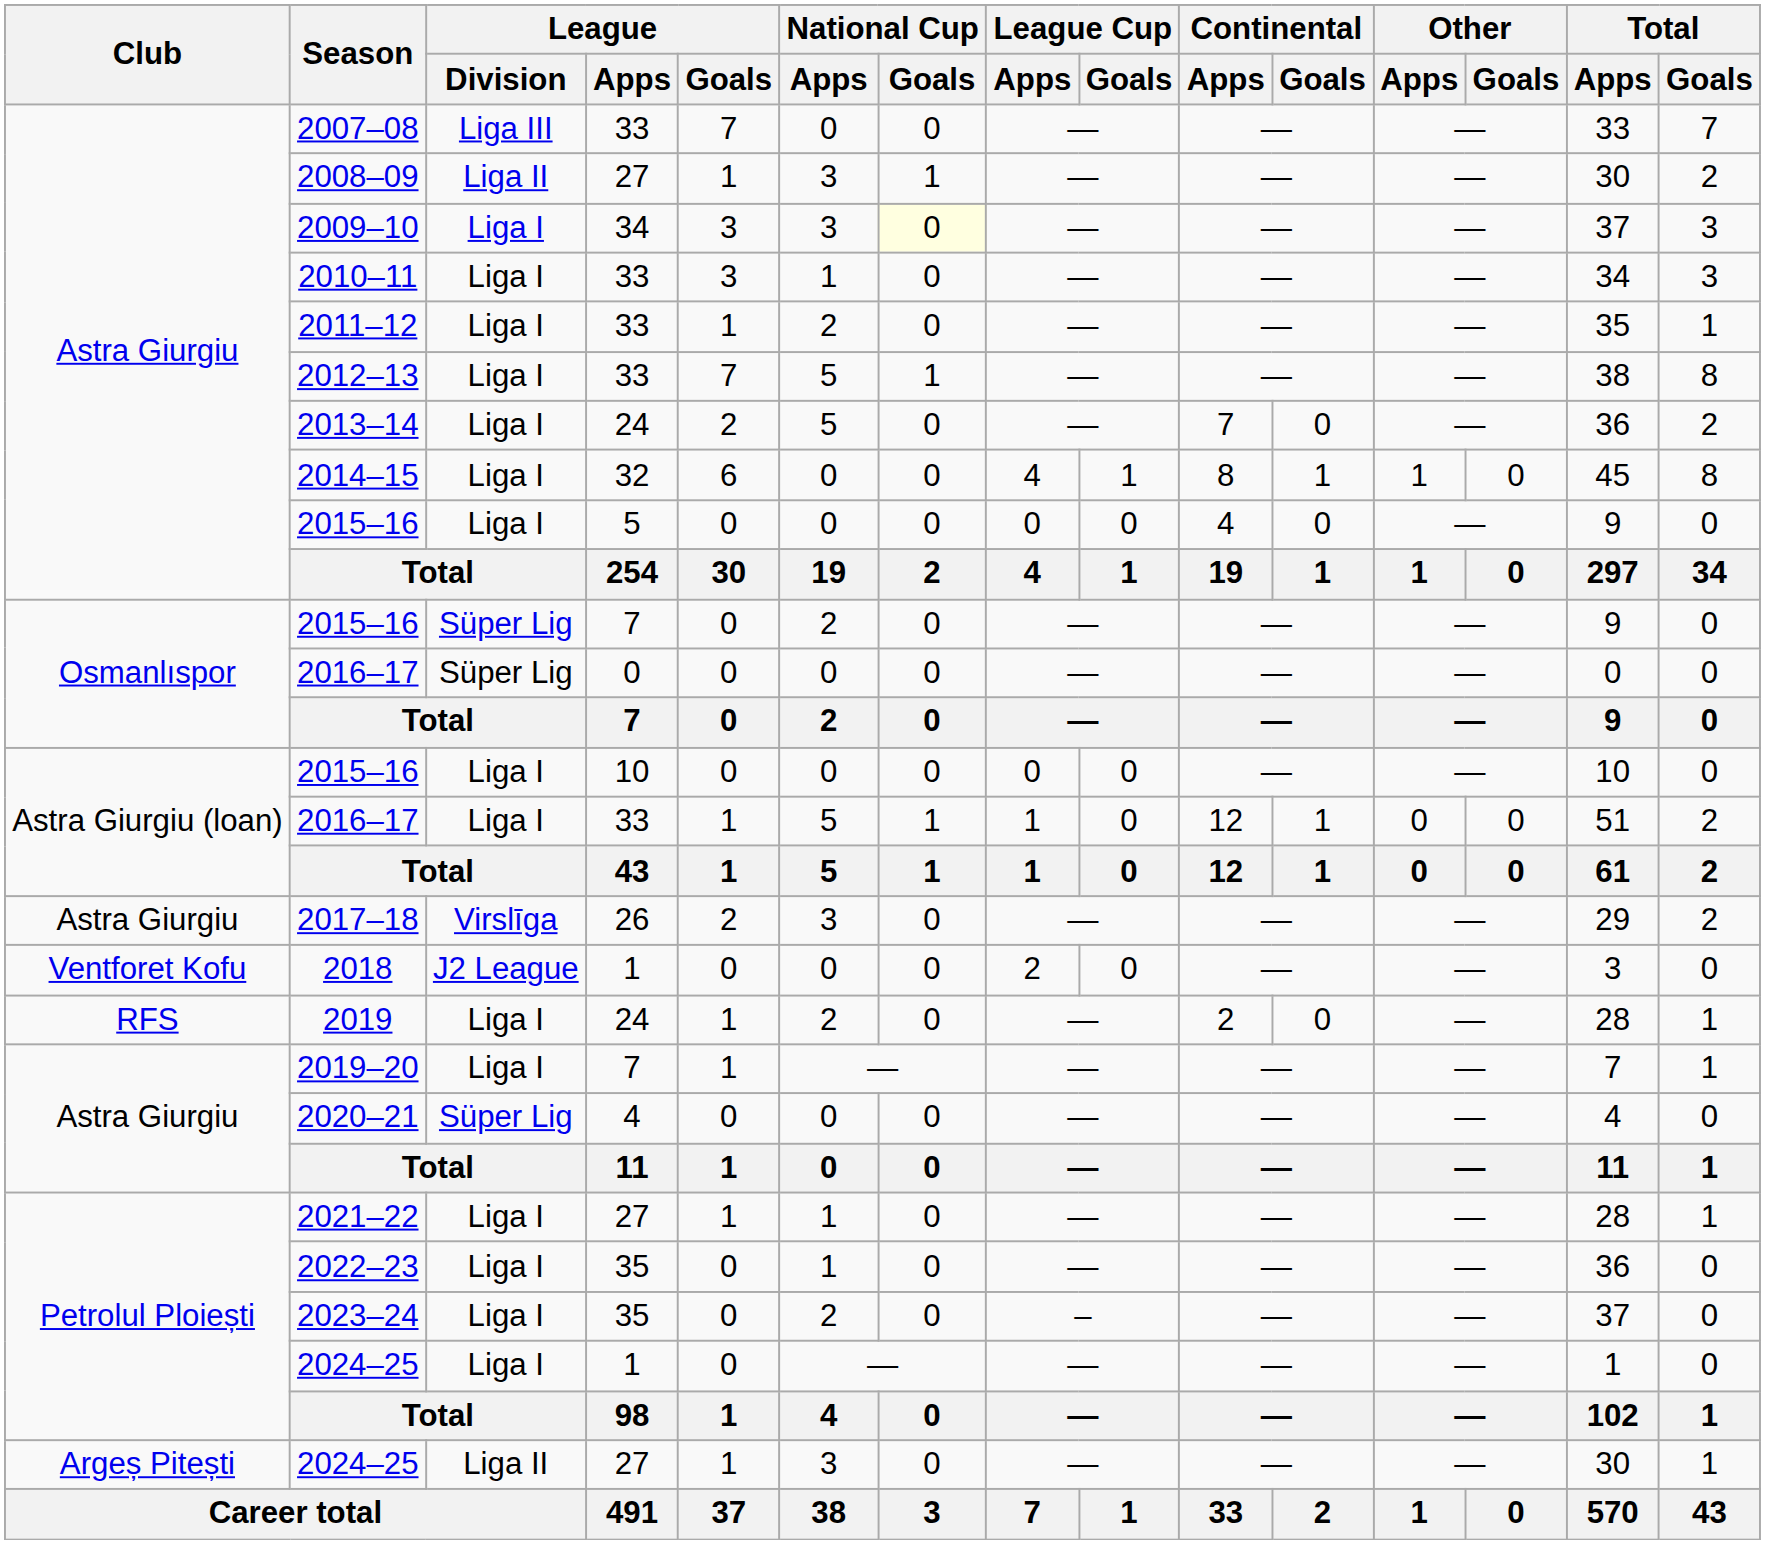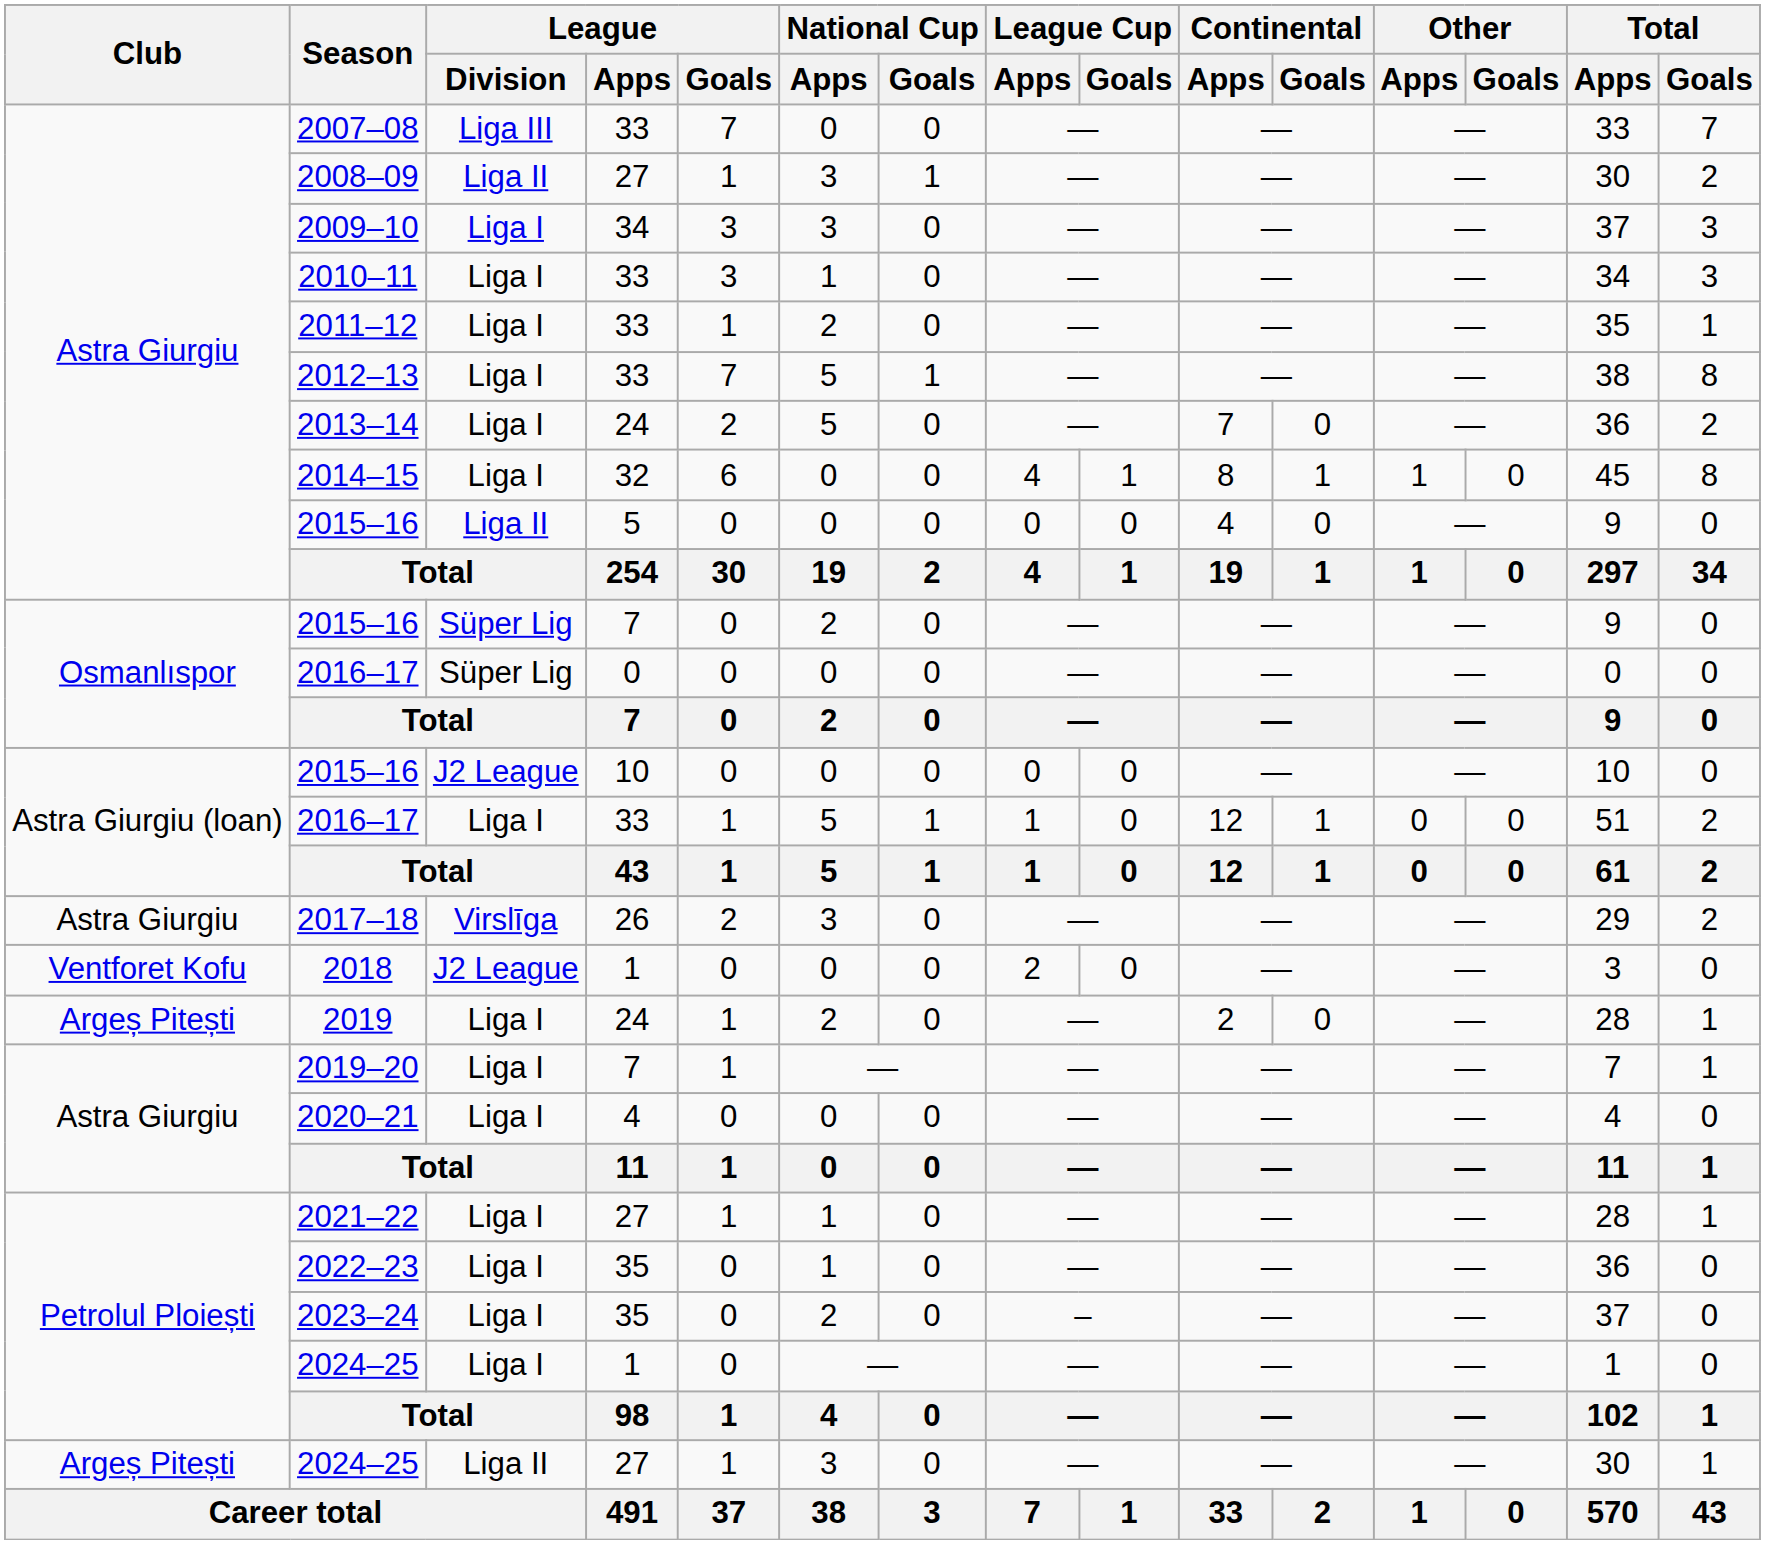(932, 227) lightyellow background -> (932, 227) no background
(506, 524) Liga I -> (506, 524) Liga II
(506, 771) Liga I -> (506, 771) J2 League
(147, 1018) RFS -> (147, 1018) Argeș Pitești
(506, 1117) Süper Lig -> (506, 1117) Liga I
